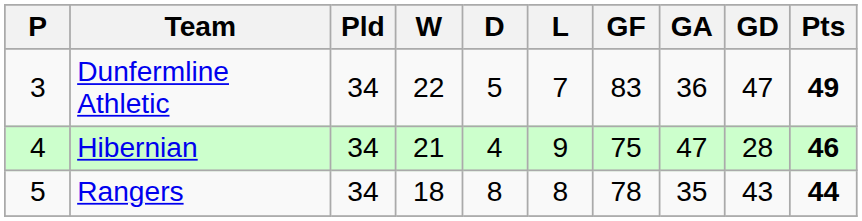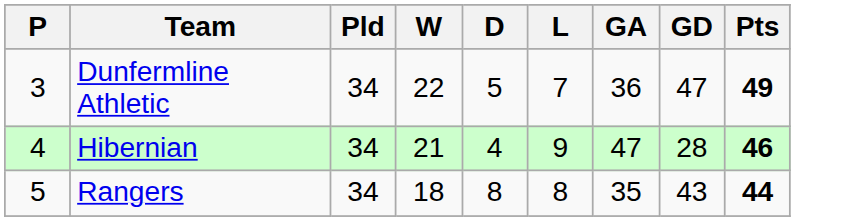- column: (626, 26)
